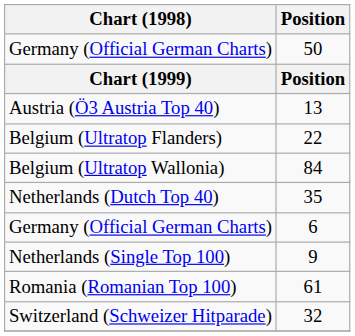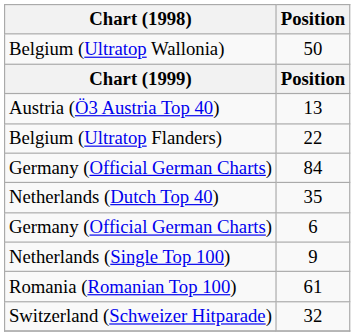(140, 49) Germany (Official German Charts) -> (117, 49) Belgium (Ultratop Wallonia)
(117, 167) Belgium (Ultratop Wallonia) -> (140, 167) Germany (Official German Charts)
